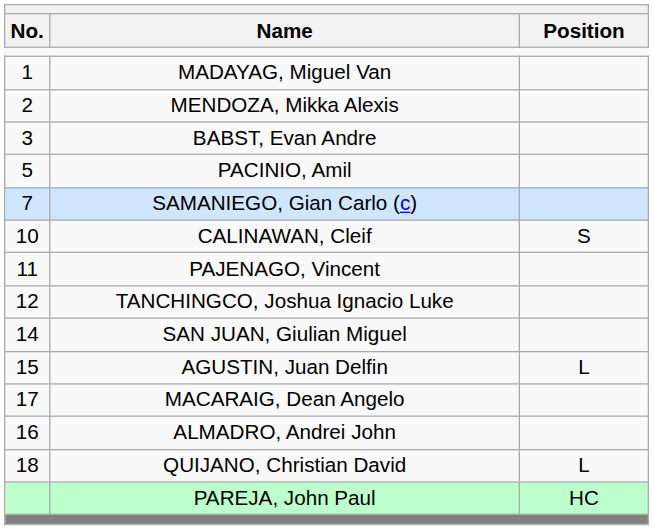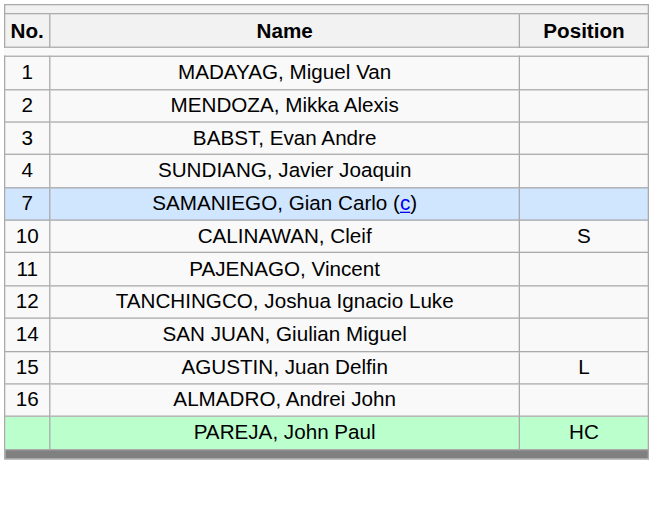+ row: (27, 170)
- row: (27, 170)
- row: (27, 399)
- row: (27, 465)
